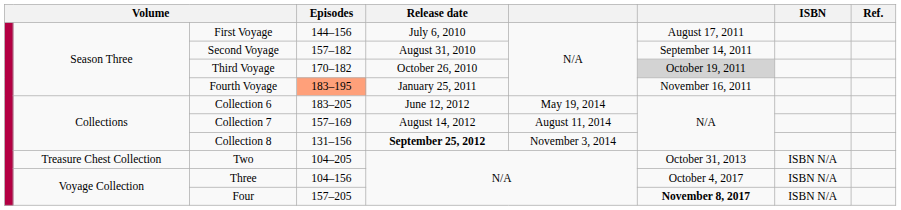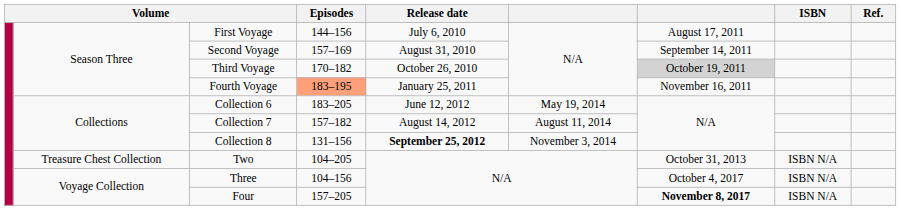(331, 50) 157–182 -> (331, 50) 157–169
(331, 123) 157–169 -> (331, 123) 157–182
